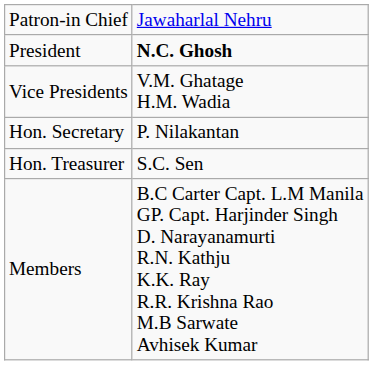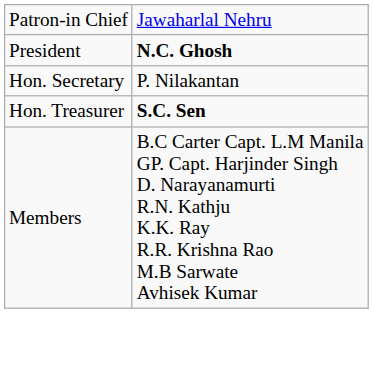- row: (68, 91)
(170, 163) normal -> (171, 111) bold
